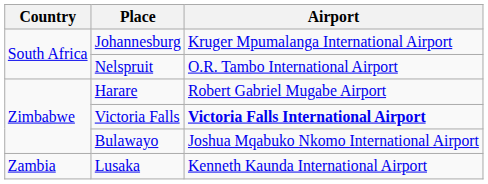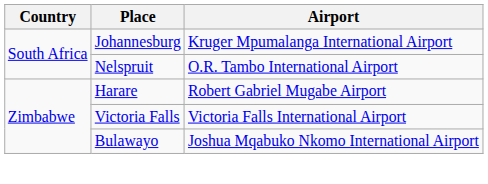(307, 116) bold -> (297, 116) normal
- row: (117, 166)
